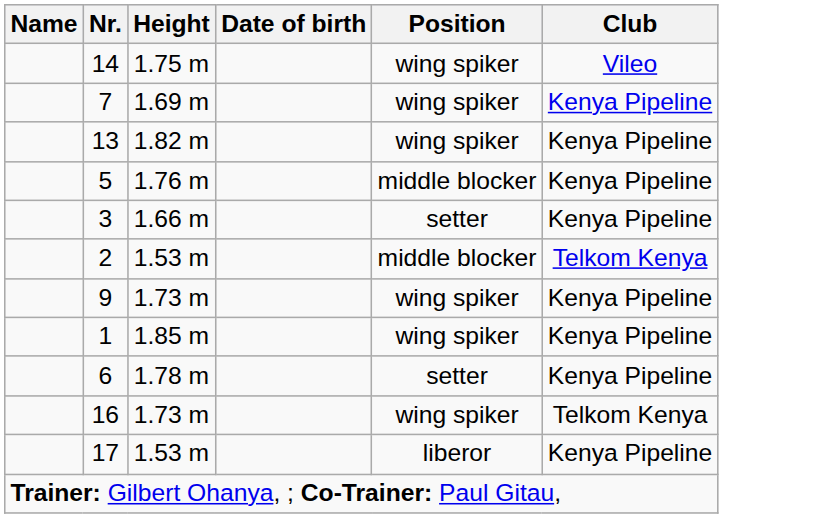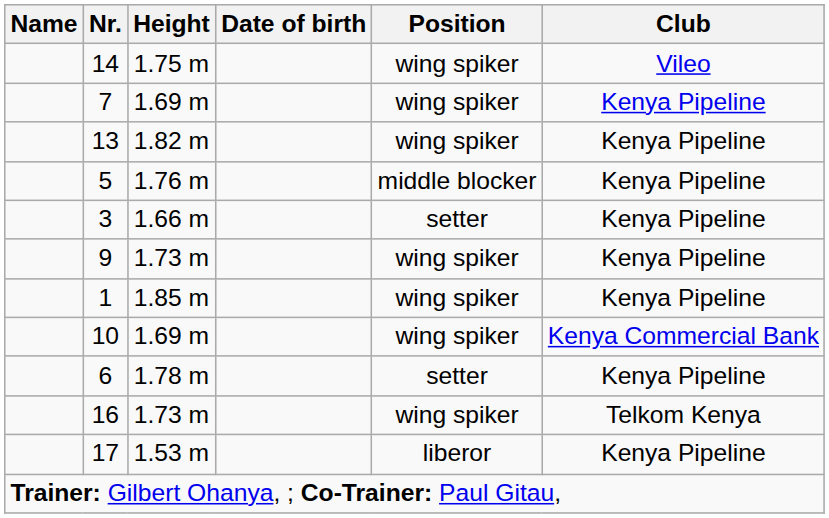- row: (105, 258)
+ row: (105, 336)
